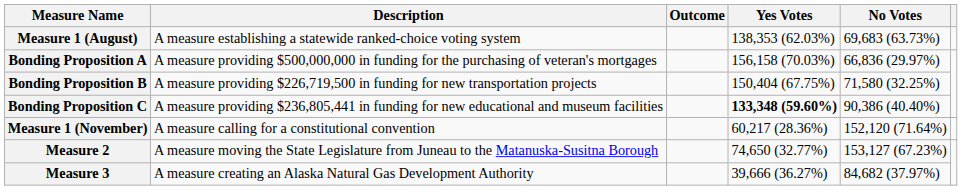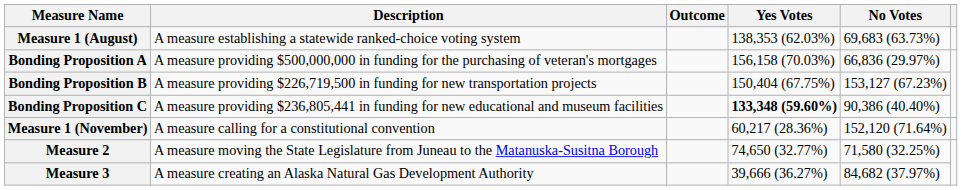(892, 83) 71,580 (32.25%) -> (895, 83) 153,127 (67.23%)
(895, 151) 153,127 (67.23%) -> (892, 151) 71,580 (32.25%)
